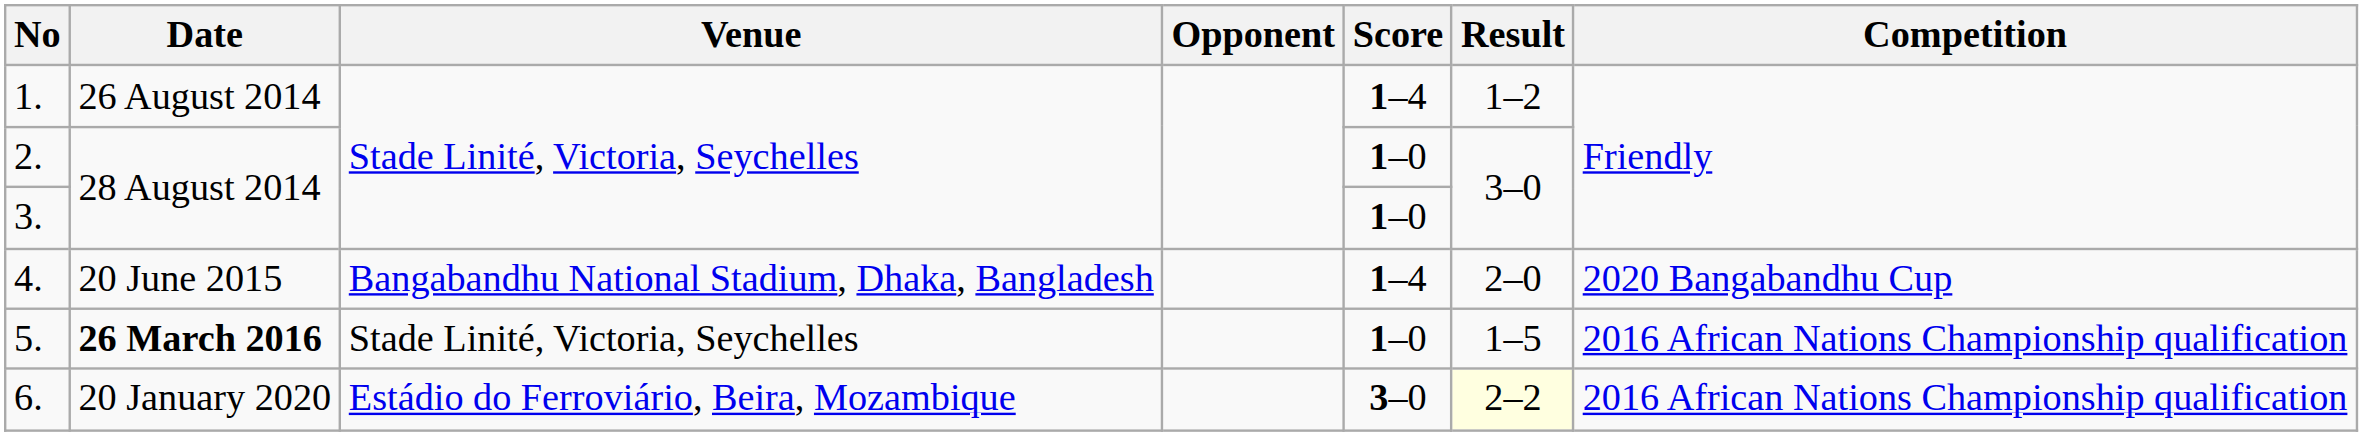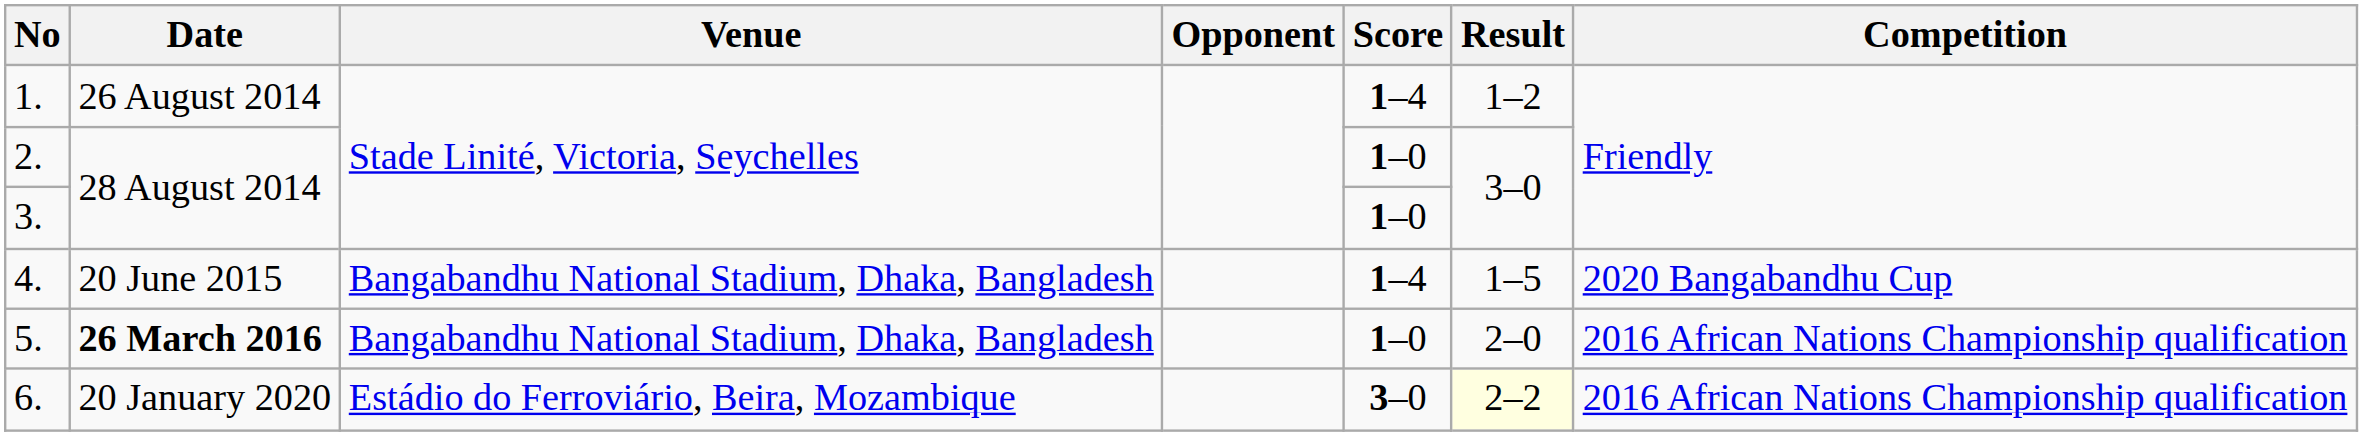(1513, 277) 2–0 -> (1513, 277) 1–5
(604, 338) Stade Linité, Victoria, Seychelles -> (751, 338) Bangabandhu National Stadium, Dhaka, Bangladesh
(1513, 338) 1–5 -> (1513, 338) 2–0
